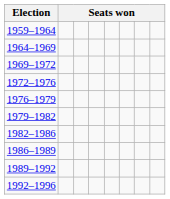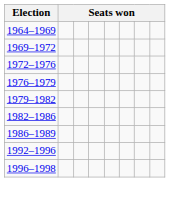- row: (31, 30)
- row: (31, 168)
+ row: (31, 168)
